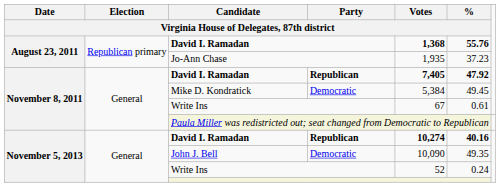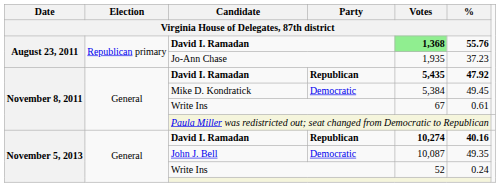(433, 43) no background -> (433, 43) lightgreen background
(433, 75) 7,405 -> (433, 75) 5,435
(431, 153) 10,090 -> (431, 153) 10,087
